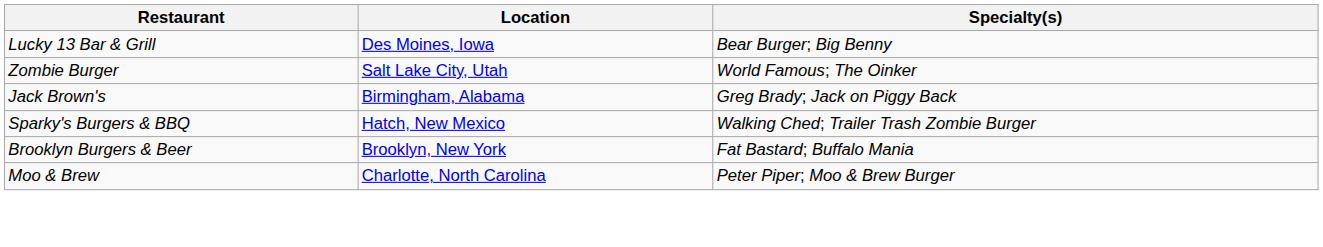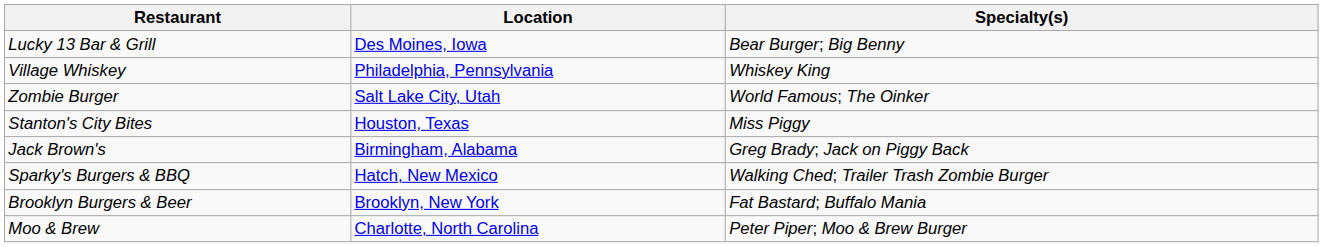+ row: (67, 70)
+ row: (80, 123)
